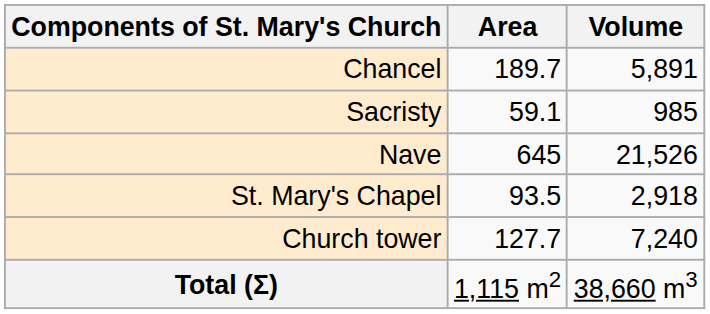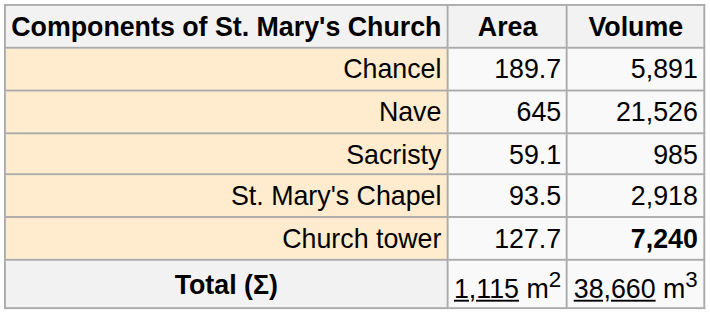rows swapped: (394, 111) <-> (410, 154)
(664, 238) normal -> (664, 238) bold
